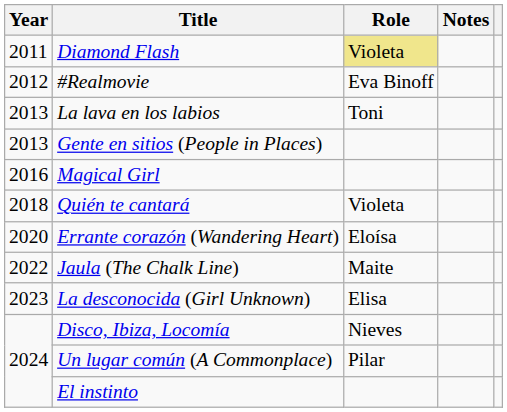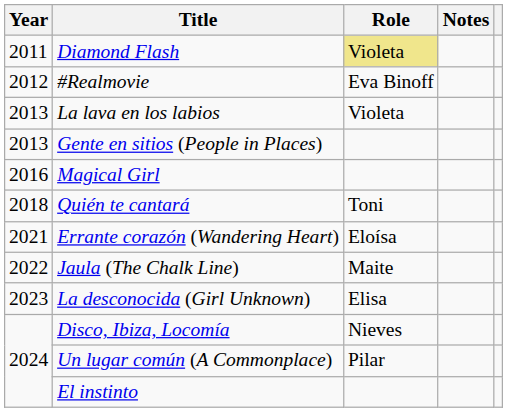(366, 112) Toni -> (376, 112) Violeta
(376, 205) Violeta -> (366, 205) Toni
(29, 236) 2020 -> (29, 236) 2021
